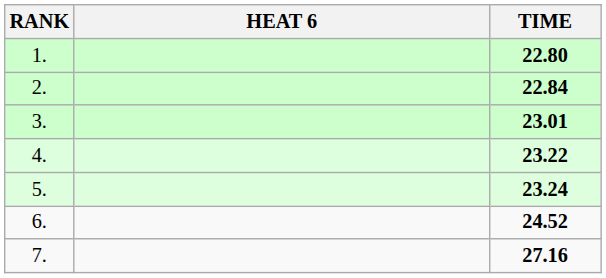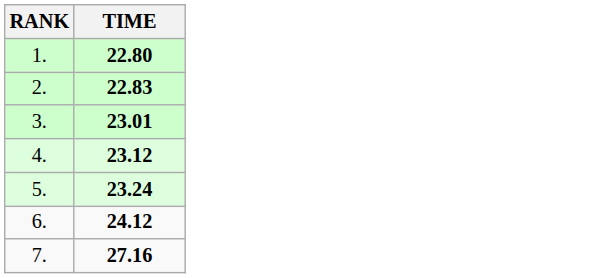- column: (282, 21)
(545, 88) 22.84 -> (129, 88) 22.83
(545, 155) 23.22 -> (129, 155) 23.12
(545, 222) 24.52 -> (129, 222) 24.12
